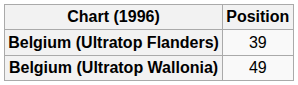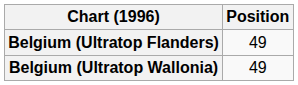(258, 42) 39 -> (258, 42) 49
